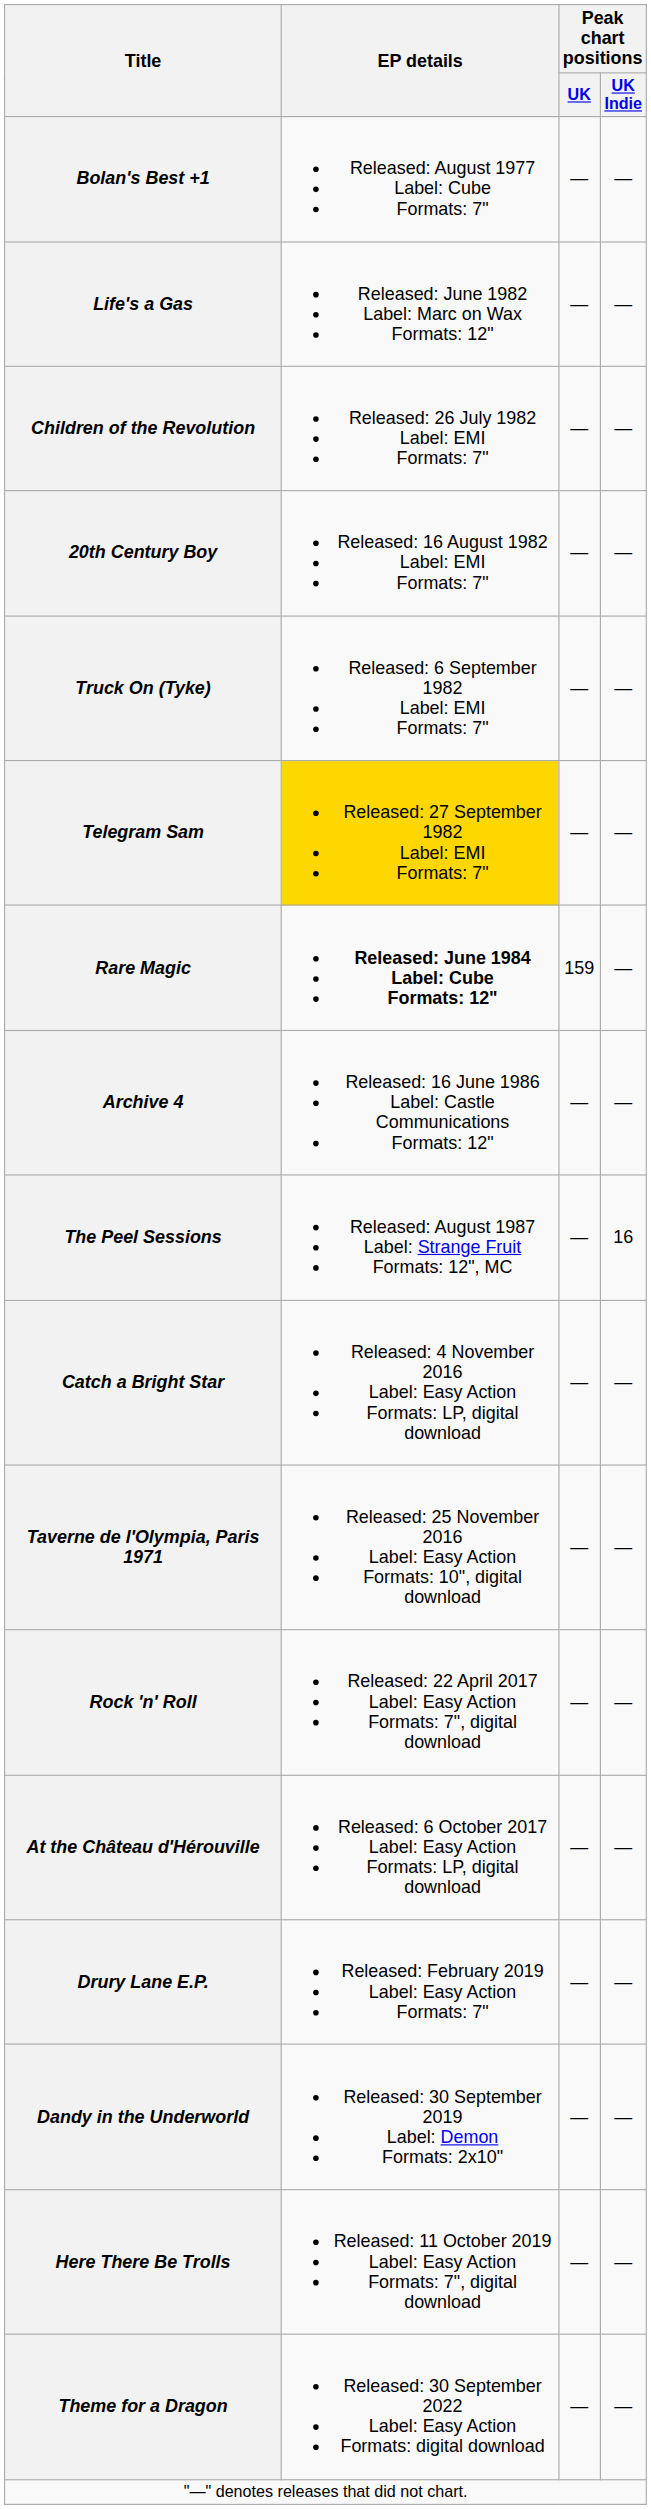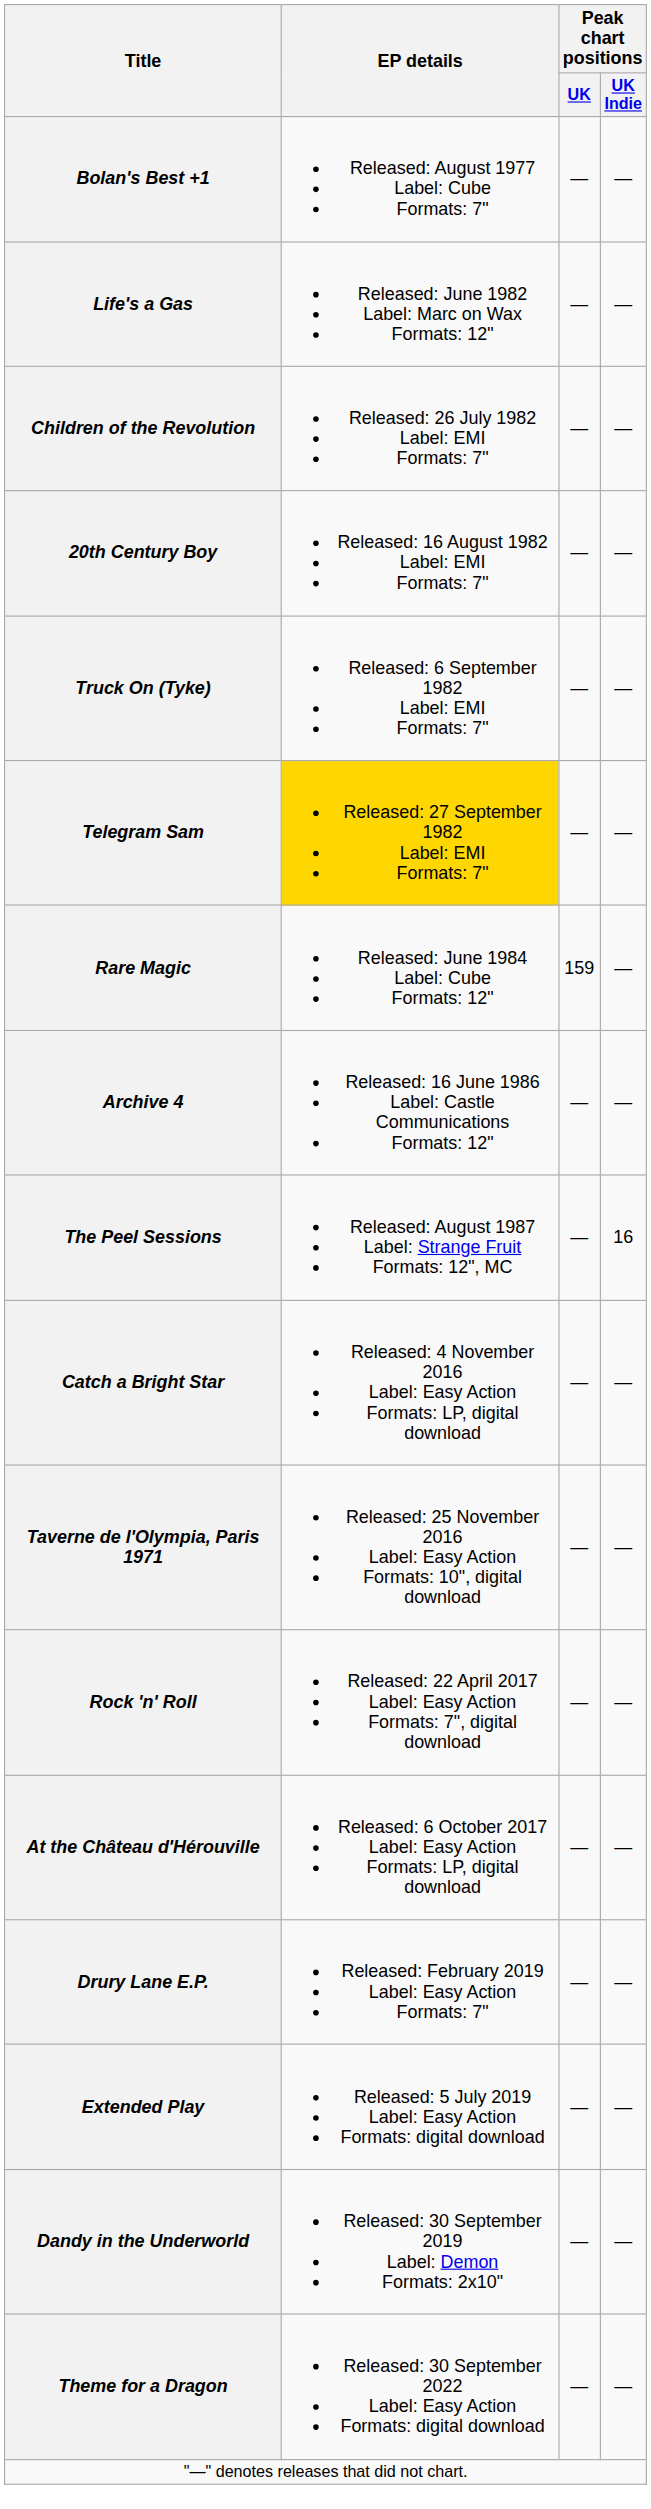(420, 978) bold -> (420, 978) normal
+ row: (143, 2106)
- row: (143, 2261)
